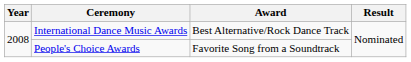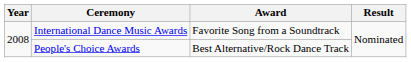(271, 30) Best Alternative/Rock Dance Track -> (266, 30) Favorite Song from a Soundtrack
(266, 48) Favorite Song from a Soundtrack -> (271, 48) Best Alternative/Rock Dance Track
